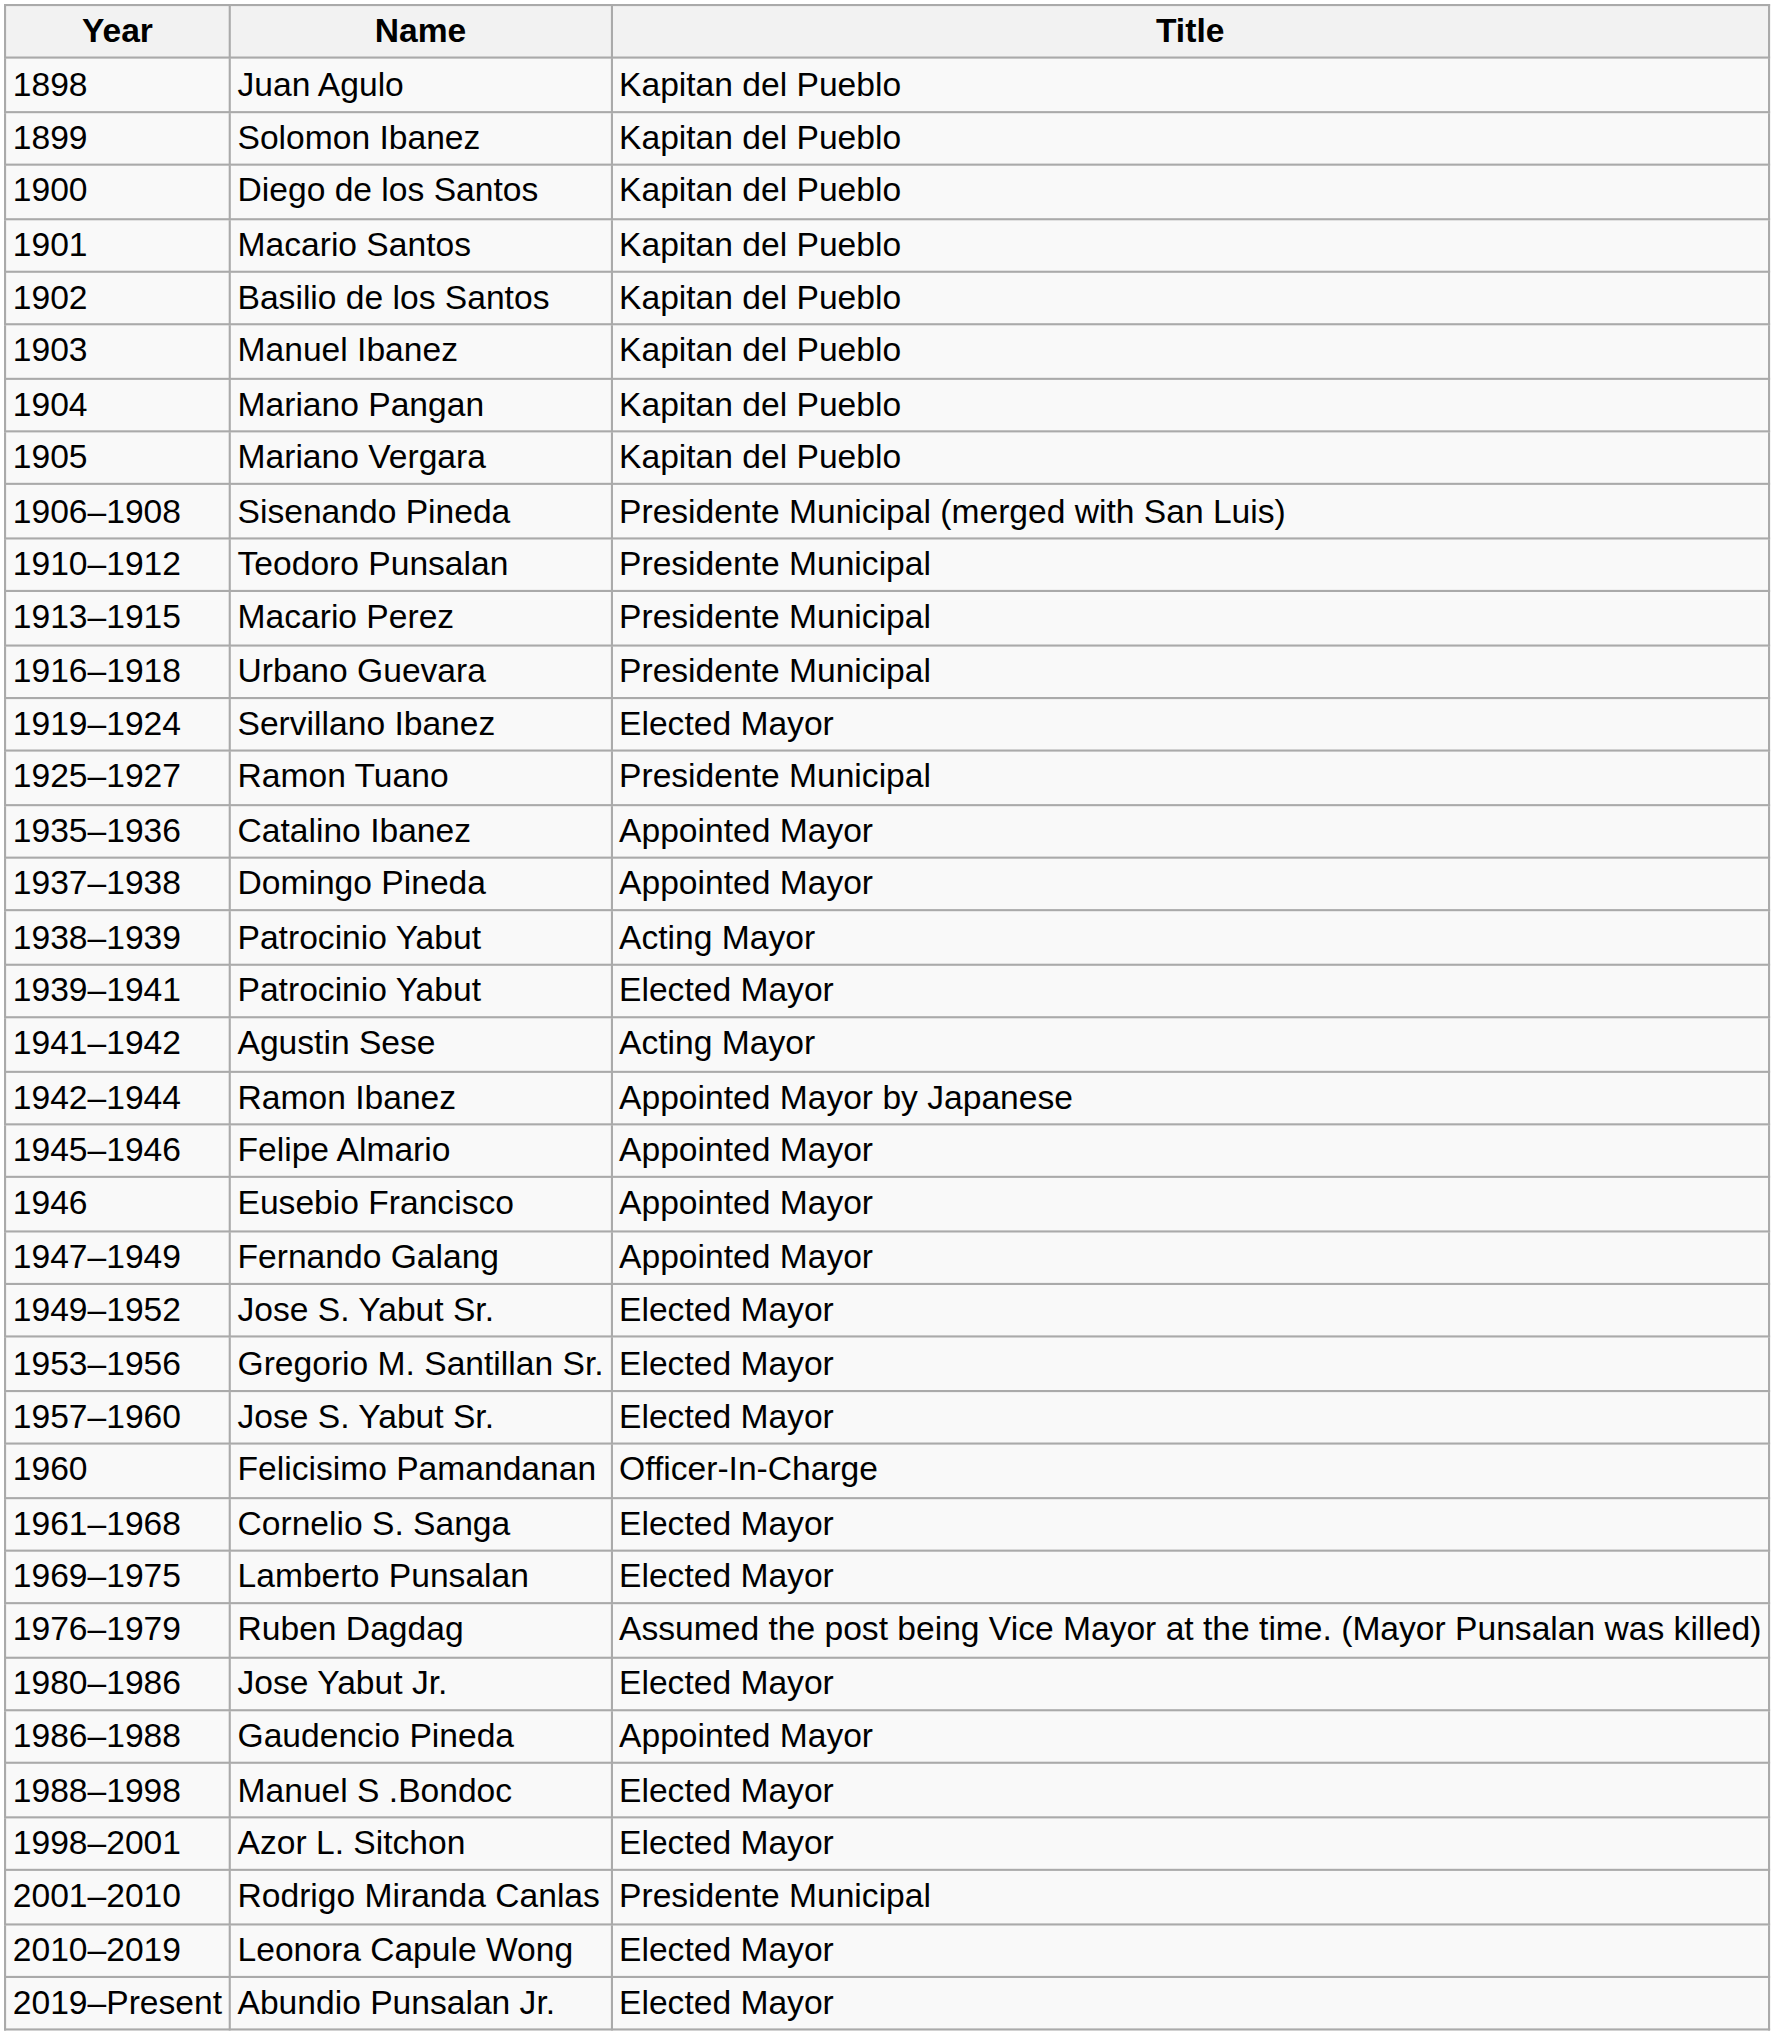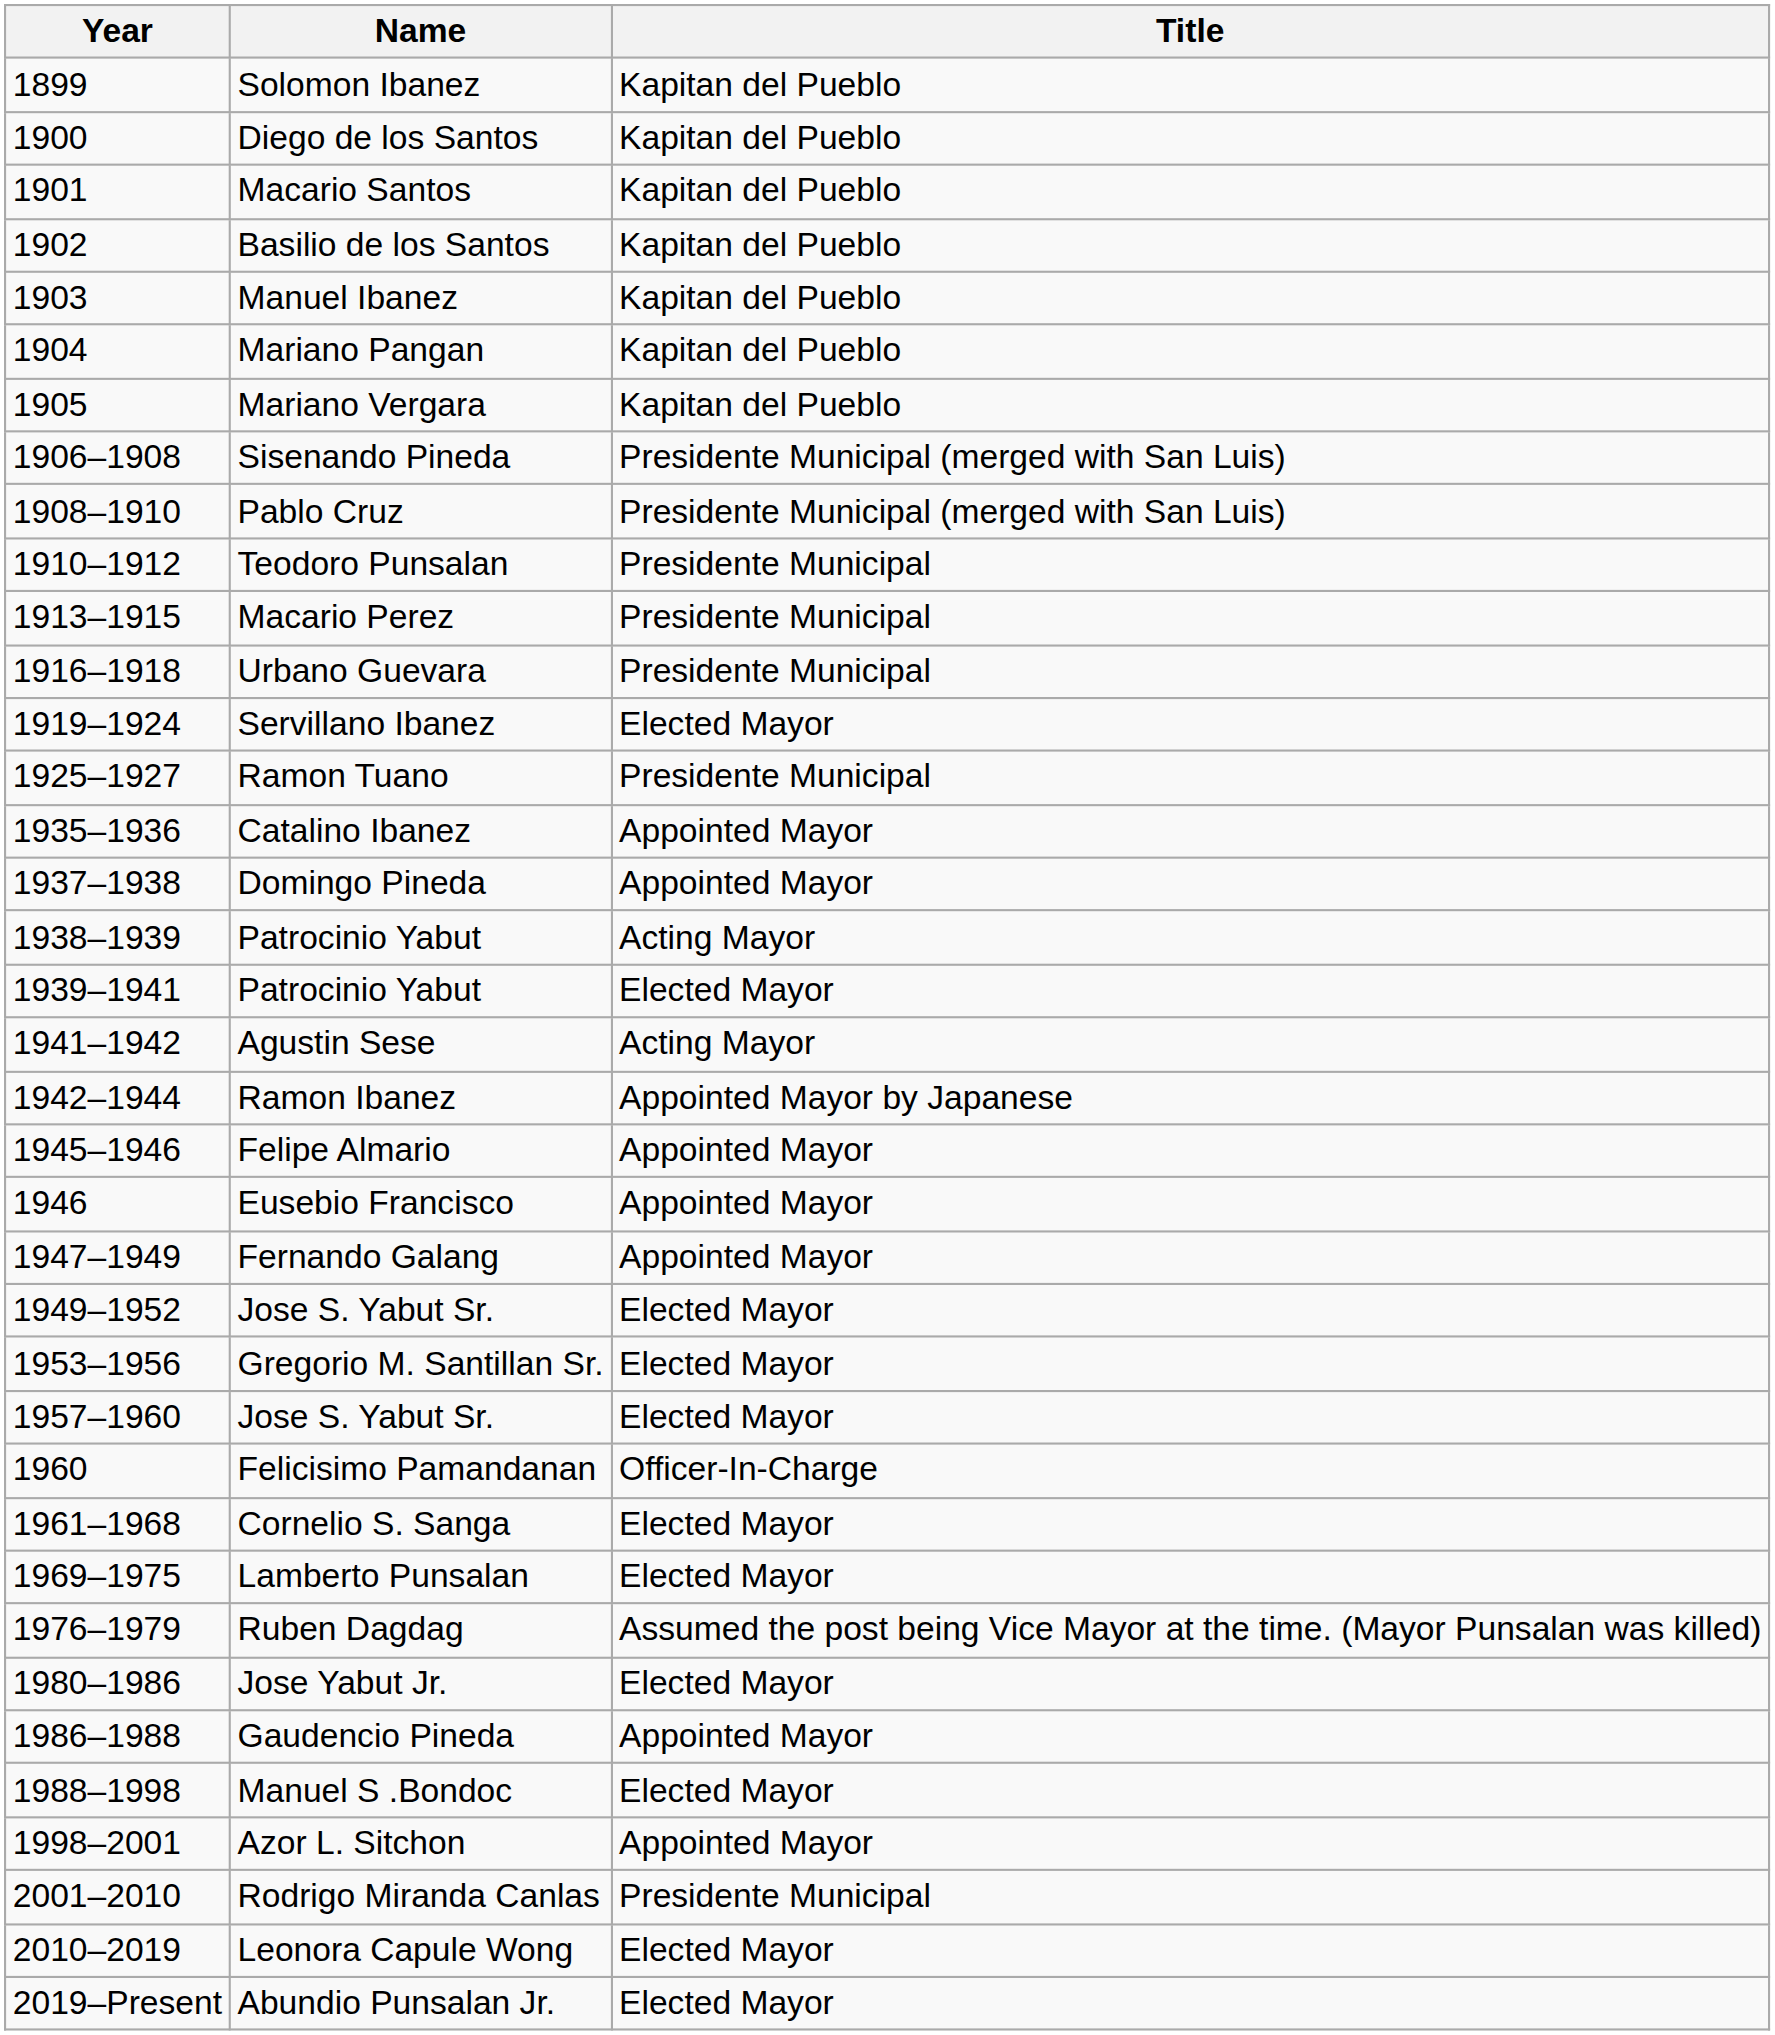- row: (50, 84)
+ row: (97, 510)
(726, 1842) Elected Mayor -> (746, 1842) Appointed Mayor
